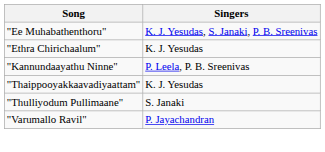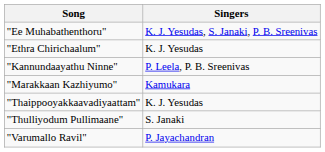+ row: (62, 84)
